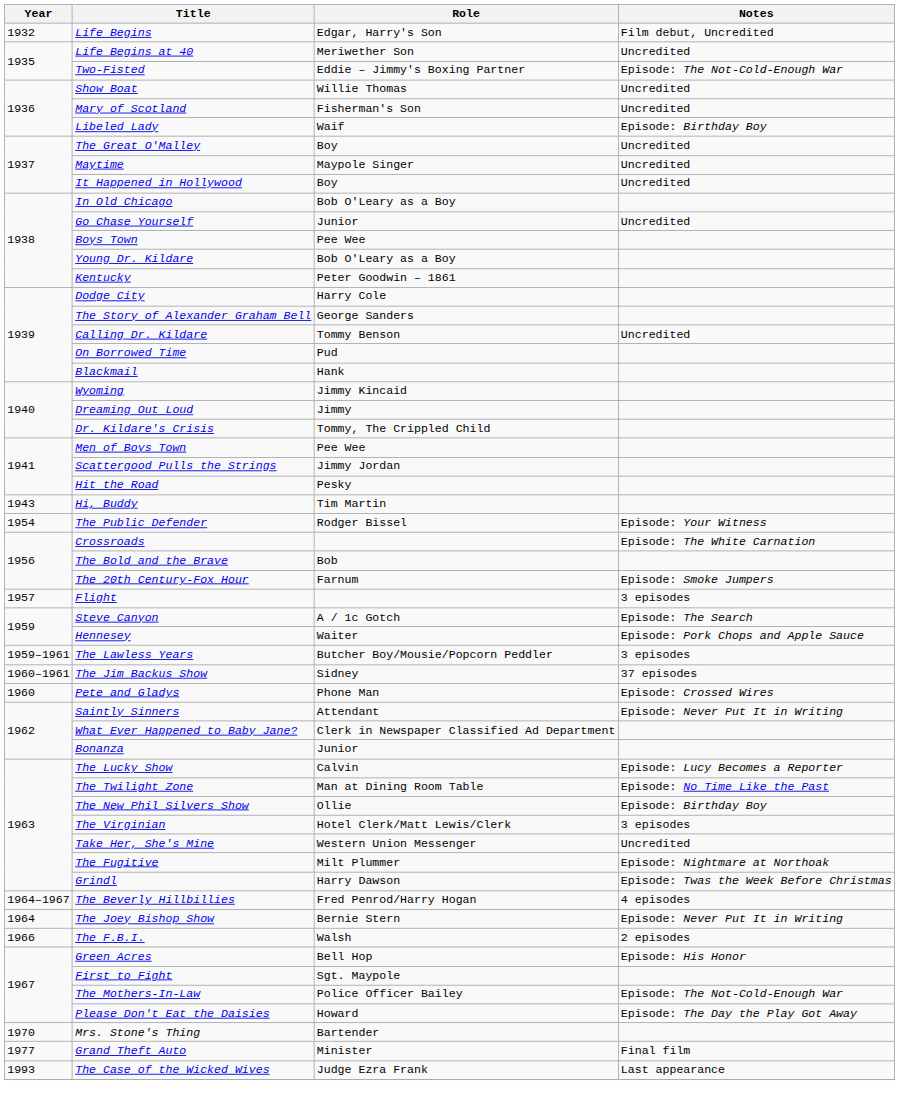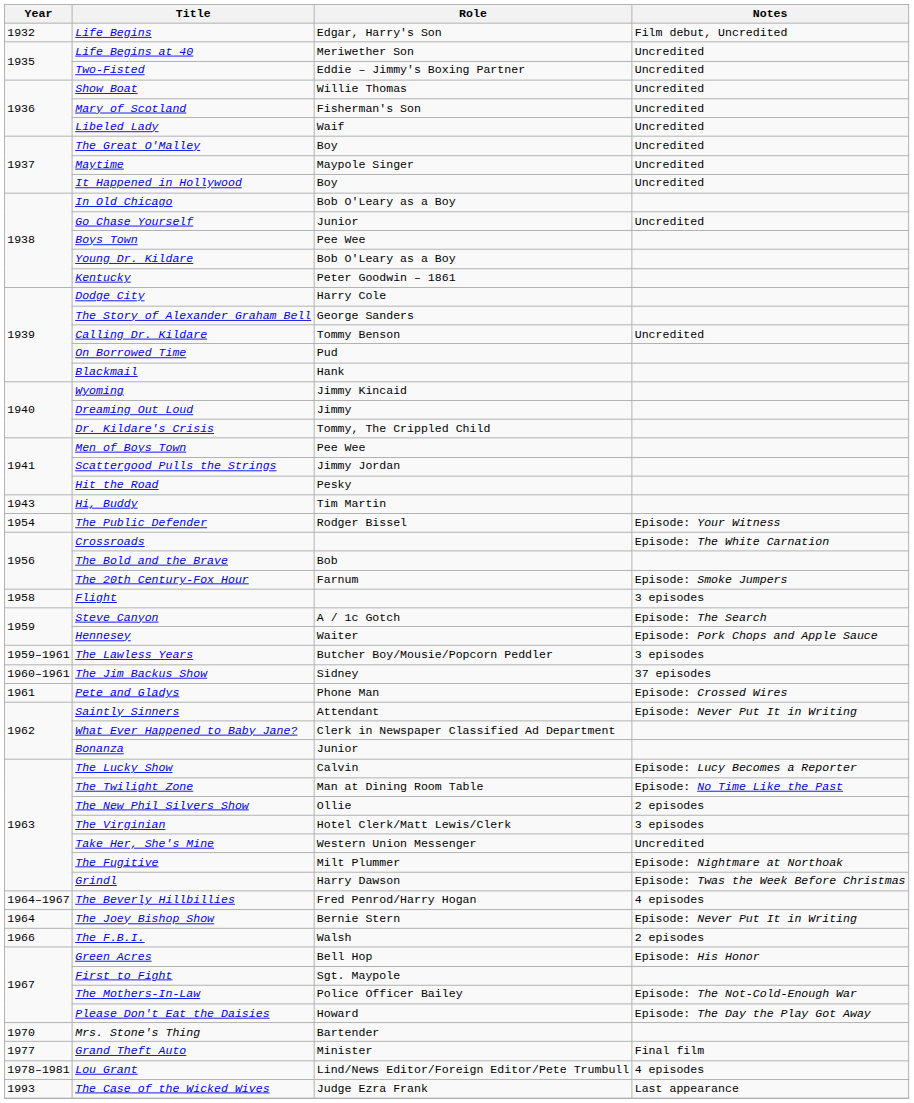(732, 70) Episode: The Not-Cold-Enough War -> (669, 70) Uncredited
(694, 127) Episode: Birthday Boy -> (669, 127) Uncredited
(21, 598) 1957 -> (21, 598) 1958
(21, 693) 1960 -> (21, 693) 1961
(694, 806) Episode: Birthday Boy -> (669, 806) 2 episodes
+ row: (106, 1070)
